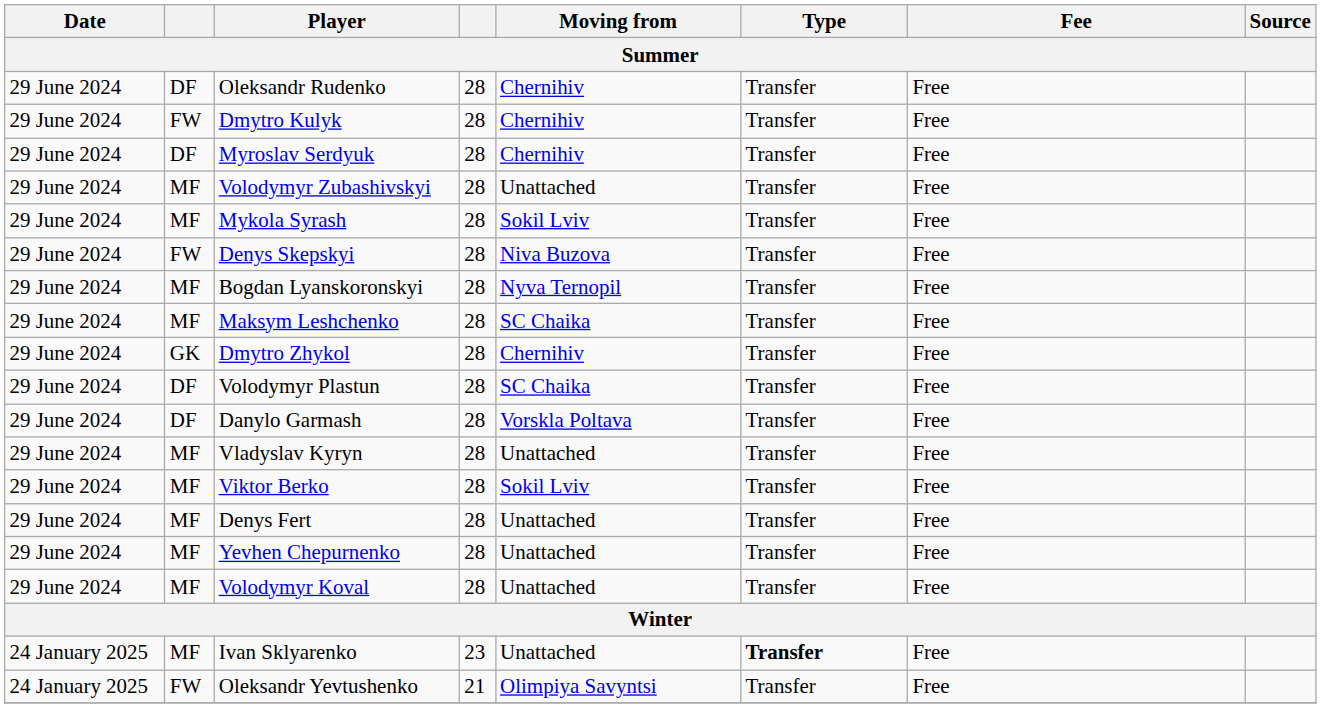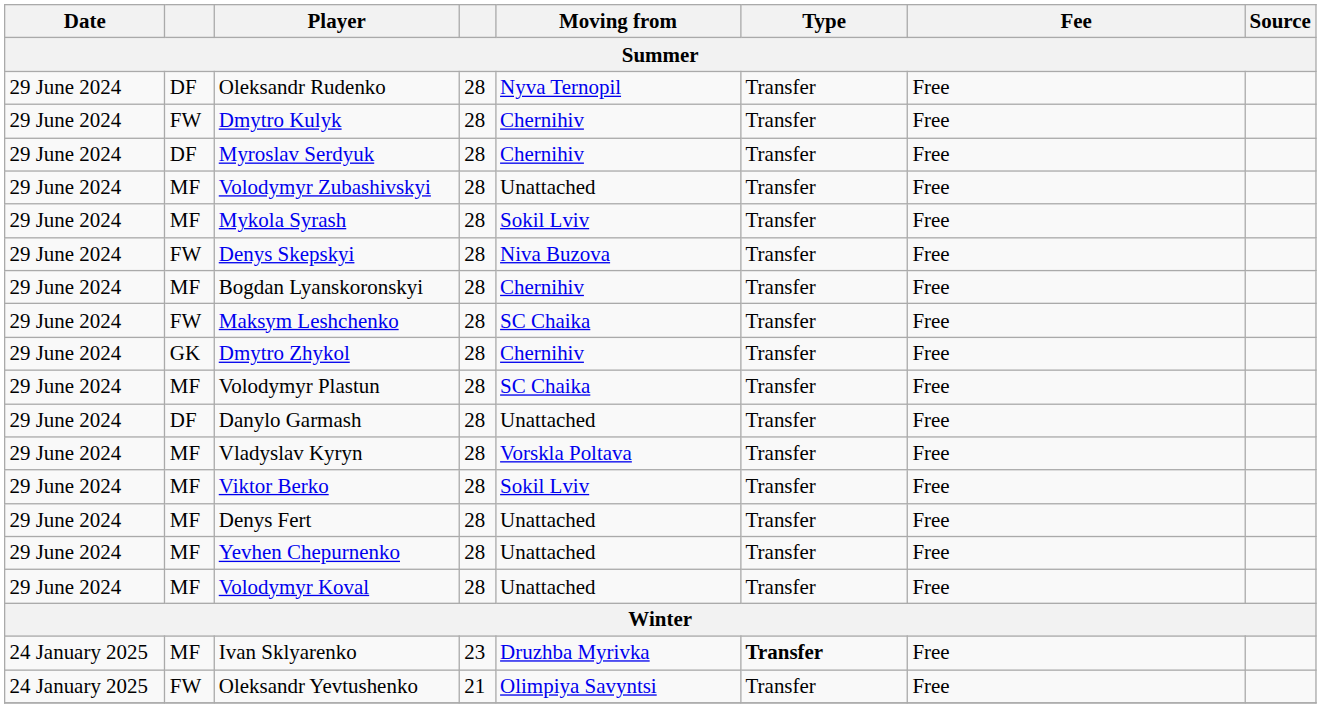(542, 87) Chernihiv -> (561, 87) Nyva Ternopil
(561, 287) Nyva Ternopil -> (542, 287) Chernihiv
(185, 320) MF -> (186, 320) FW
(183, 386) DF -> (185, 386) MF
(566, 420) Vorskla Poltava -> (548, 420) Unattached
(548, 453) Unattached -> (566, 453) Vorskla Poltava
(548, 652) Unattached -> (575, 652) Druzhba Myrivka
